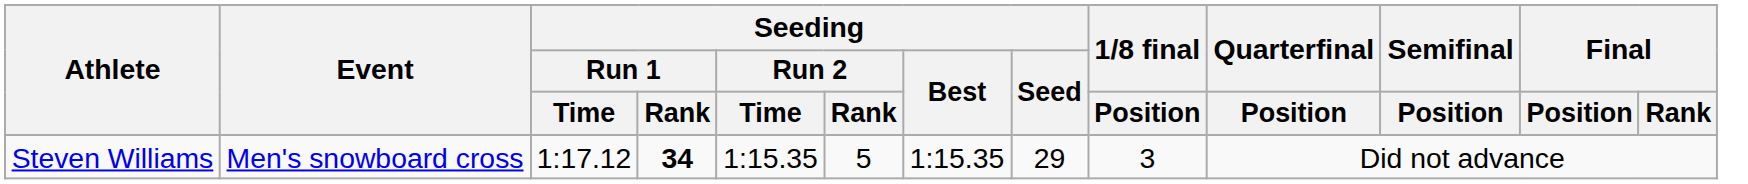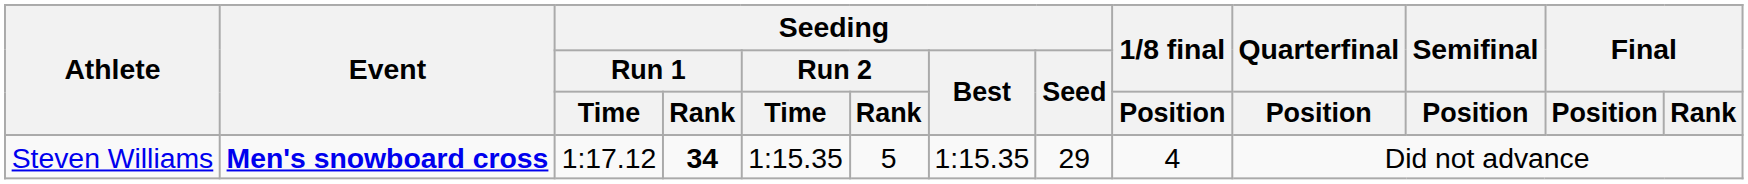(375, 157) normal -> (387, 157) bold
(1147, 157) 3 -> (1172, 157) 4
